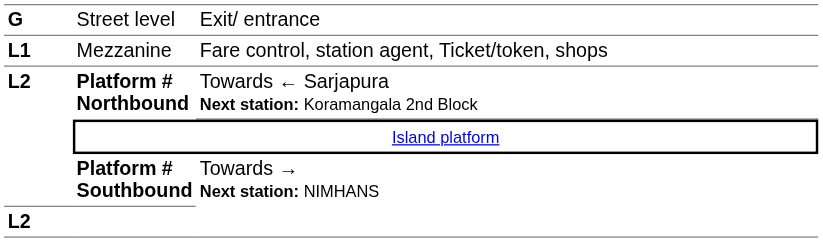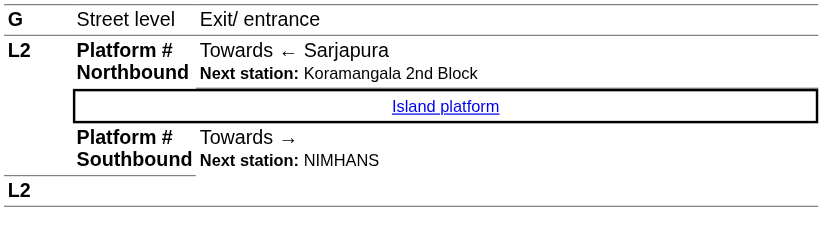- row: (124, 50)
